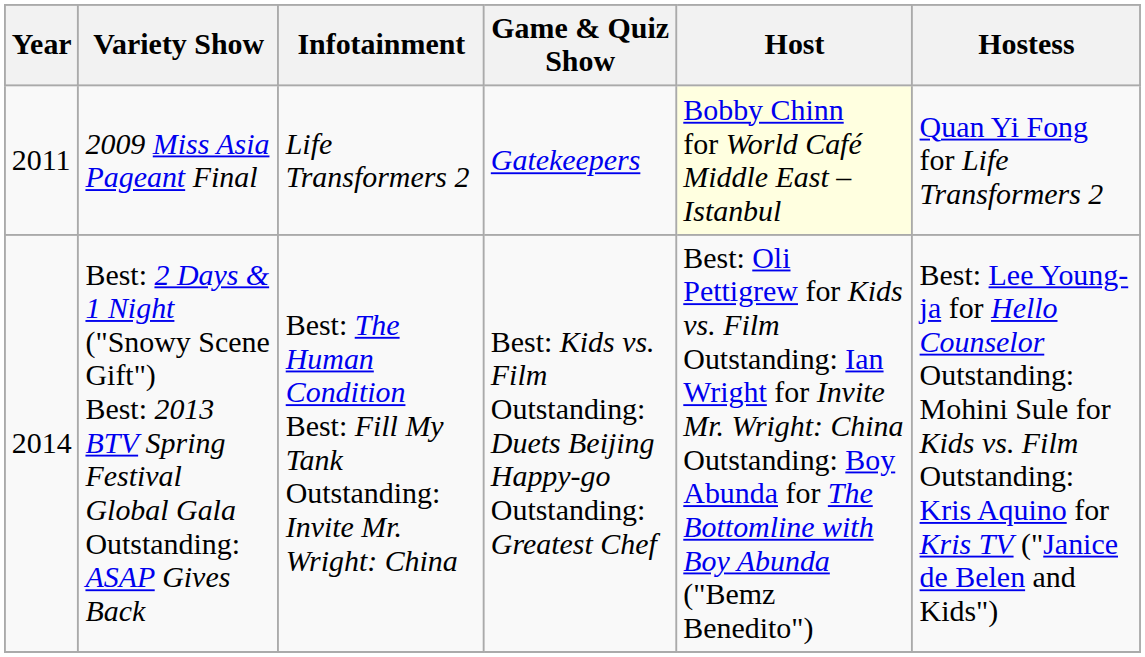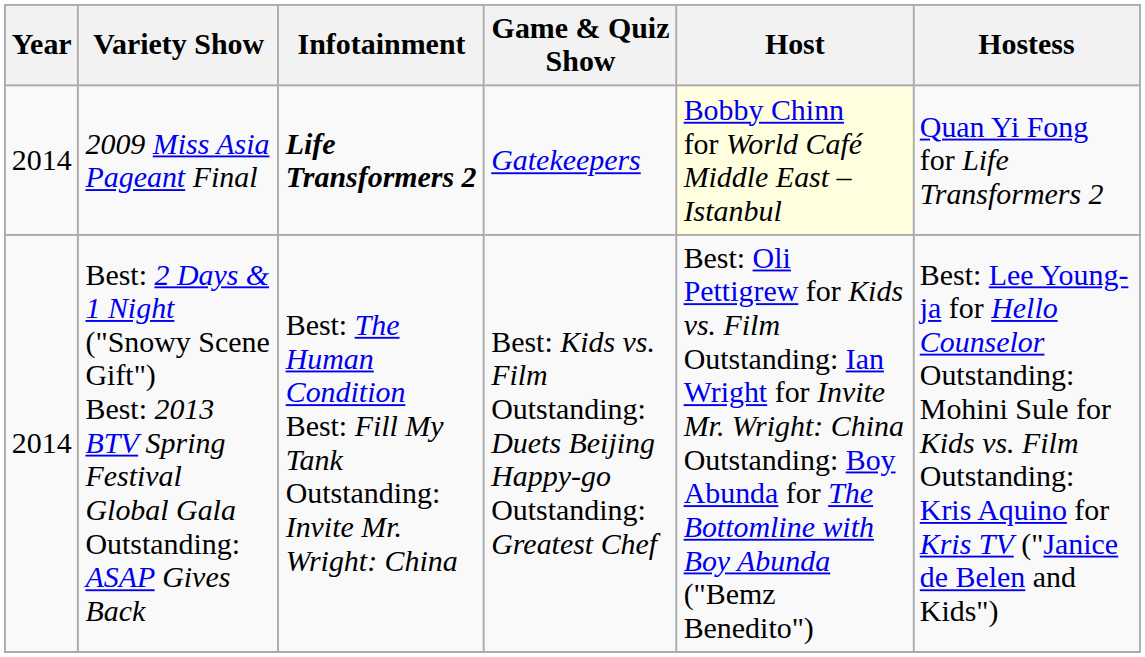(41, 159) 2011 -> (42, 159) 2014
(378, 159) normal -> (381, 159) bold
